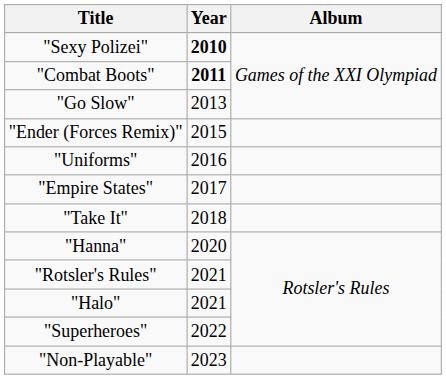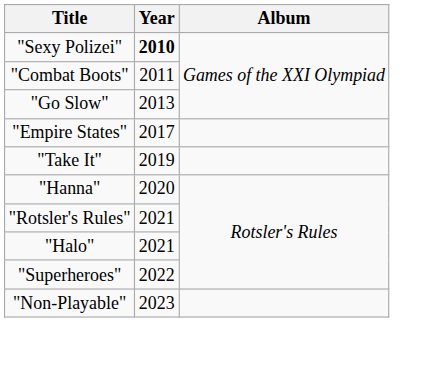(209, 75) bold -> (157, 75) normal
- row: (96, 132)
- row: (96, 160)
(209, 217) 2018 -> (157, 160) 2019
